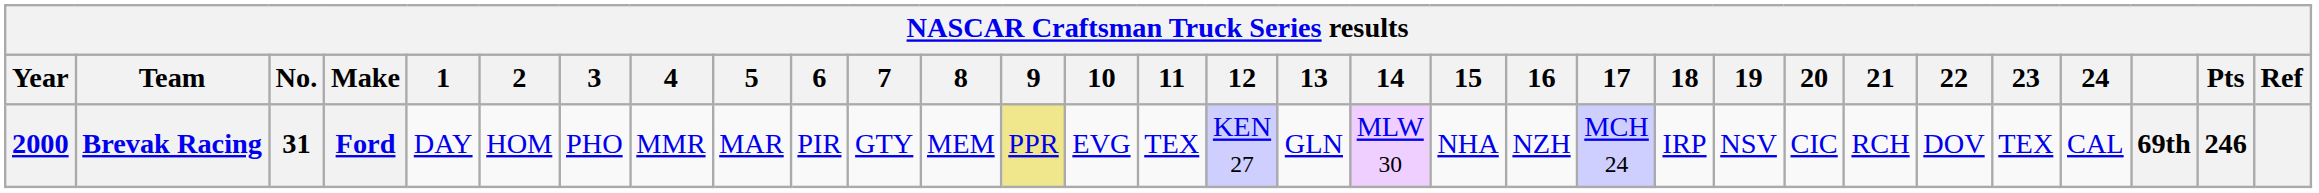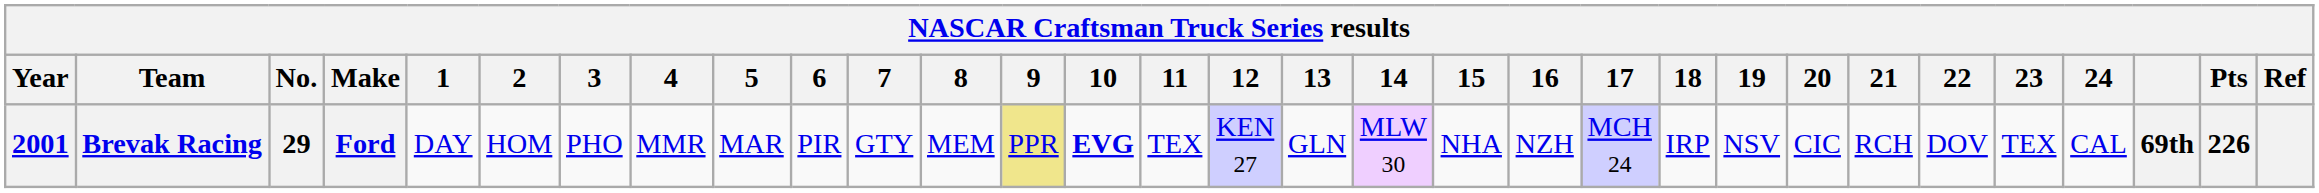(40, 144) 2000 -> (40, 144) 2001
(296, 144) 31 -> (296, 144) 29
(1101, 144) normal -> (1103, 144) bold
(2226, 144) 246 -> (2229, 144) 226
